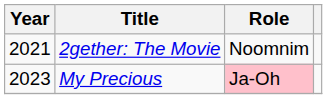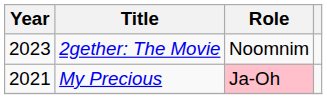(30, 49) 2021 -> (30, 49) 2023
(30, 78) 2023 -> (30, 78) 2021
